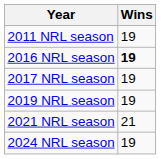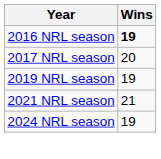- row: (61, 36)
(128, 79) 19 -> (128, 57) 20
